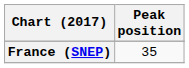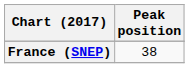(149, 52) 35 -> (149, 52) 38
